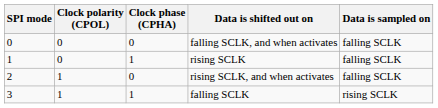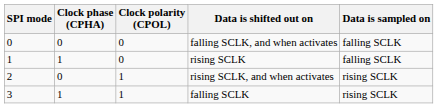columns swapped: (90, 19) <-> (157, 19)
(372, 77) falling SCLK -> (370, 77) rising SCLK
